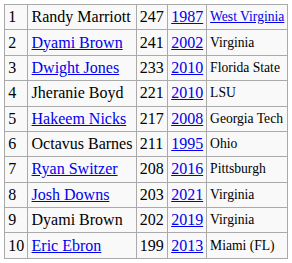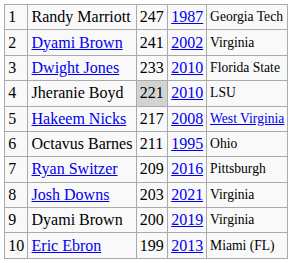(247, 17) West Virginia -> (247, 17) Georgia Tech
(152, 93) no background -> (152, 93) lightgrey background
(247, 118) Georgia Tech -> (247, 118) West Virginia
(152, 169) 208 -> (152, 169) 209
(152, 220) 202 -> (152, 220) 200
